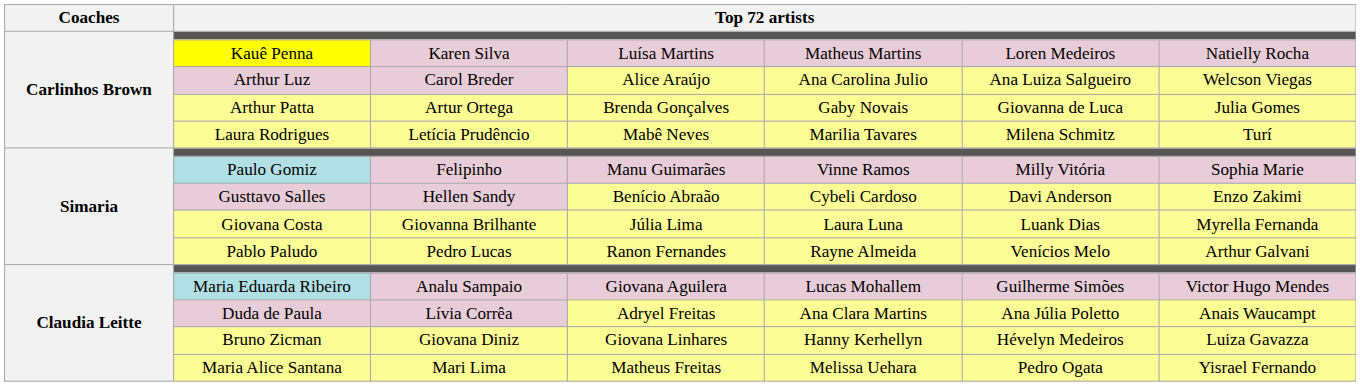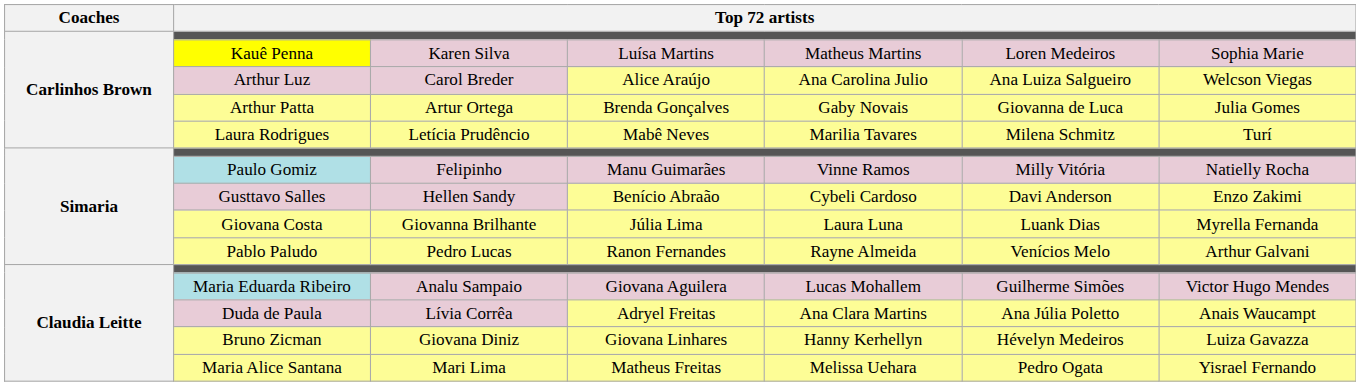(1257, 53) Natielly Rocha -> (1257, 53) Sophia Marie
(1257, 169) Sophia Marie -> (1257, 169) Natielly Rocha
